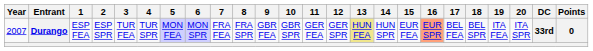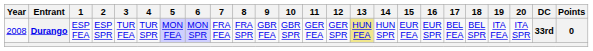(16, 30) 2007 -> (16, 30) 2008
(432, 30) lightsalmon background -> (432, 30) no background
